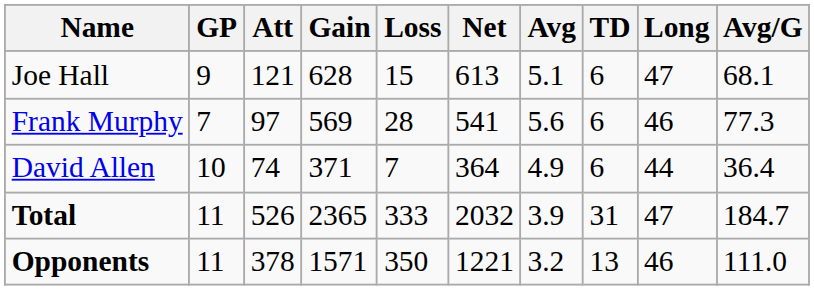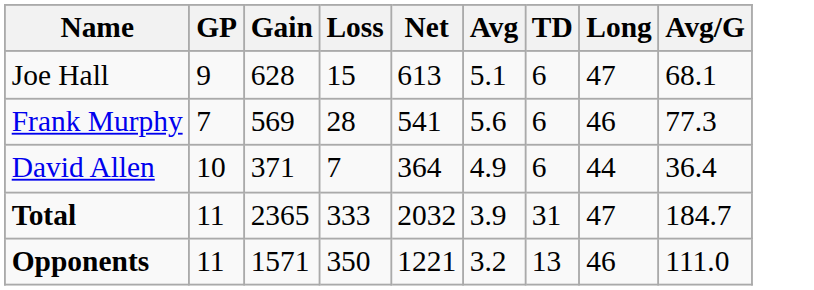- column: (273, 27)
